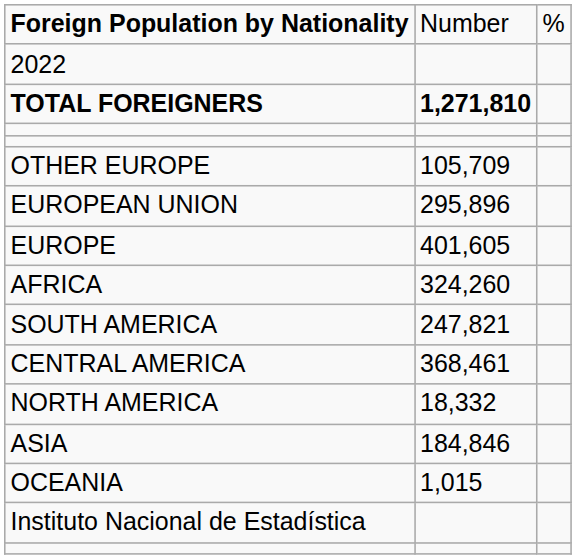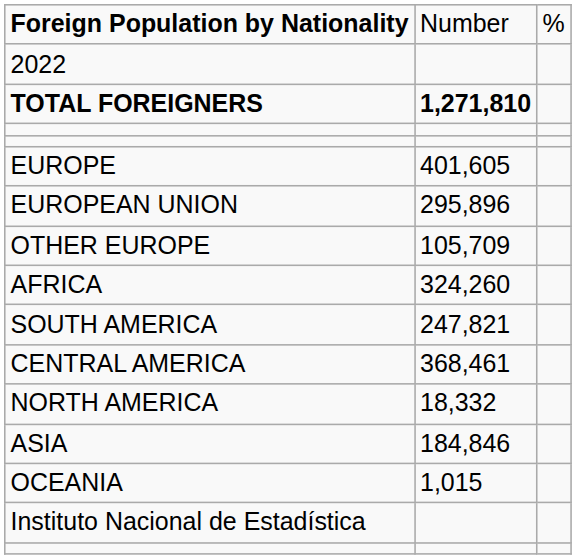rows swapped: (63, 245) <-> (110, 166)
